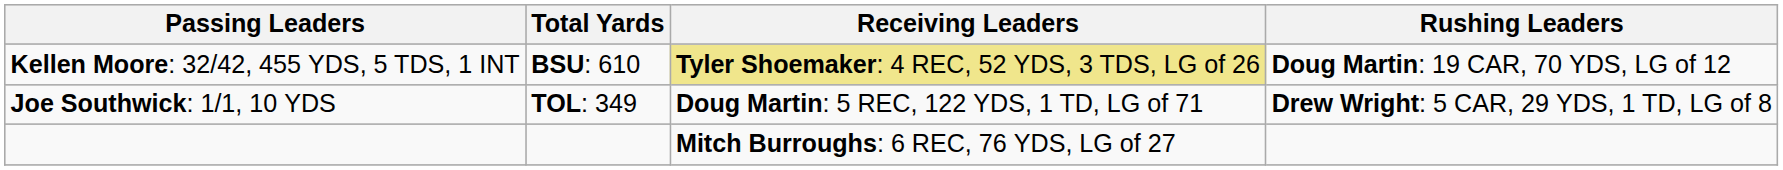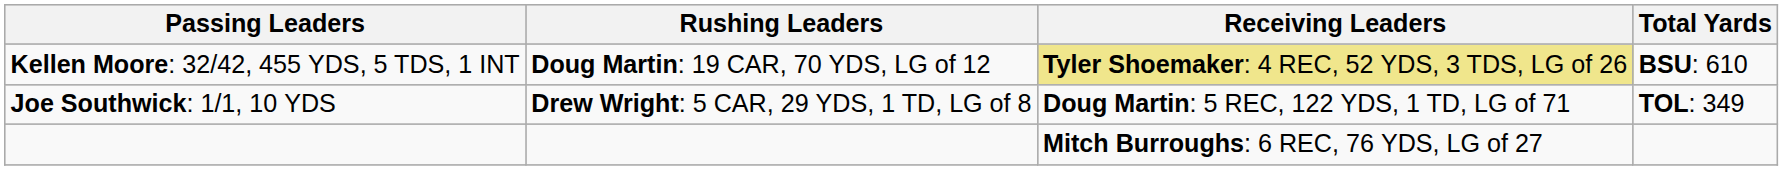columns swapped: (1522, 24) <-> (598, 24)
